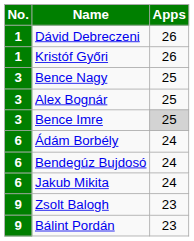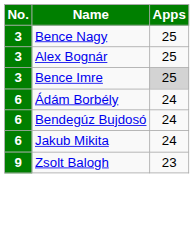- row: (87, 36)
- row: (72, 57)
- row: (75, 225)
